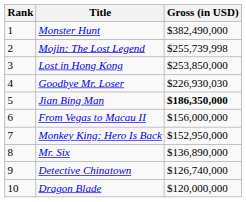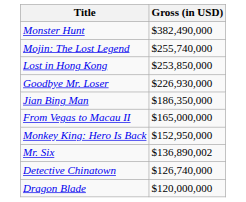- column: (20, 13)
(197, 48) $255,739,998 -> (182, 48) $255,740,000
(197, 83) $226,930,030 -> (182, 83) $226,930,000
(197, 100) bold -> (182, 100) normal
(197, 118) $156,000,000 -> (182, 118) $165,000,000
(197, 153) $136,890,000 -> (182, 153) $136,890,002
